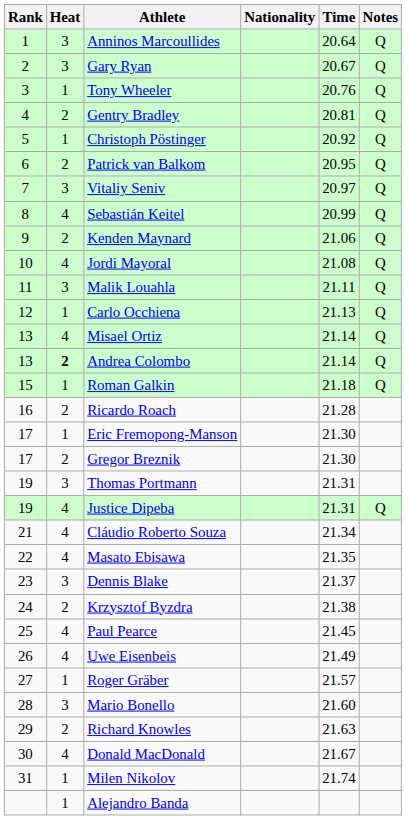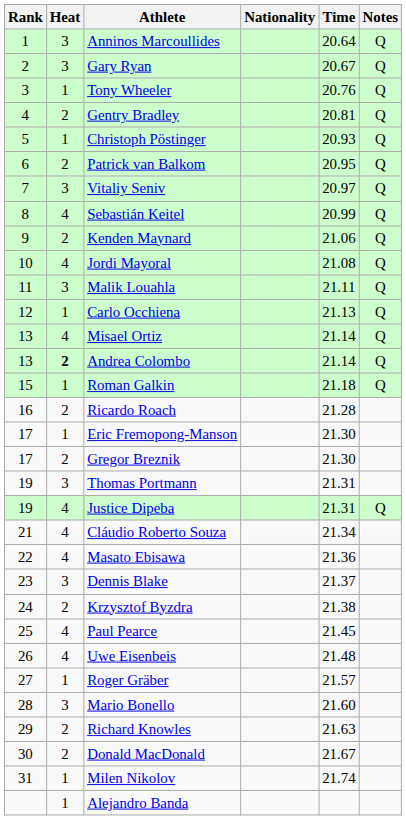(339, 139) 20.92 -> (339, 139) 20.93
(339, 557) 21.35 -> (339, 557) 21.36
(339, 655) 21.49 -> (339, 655) 21.48
(65, 753) 4 -> (65, 753) 2
